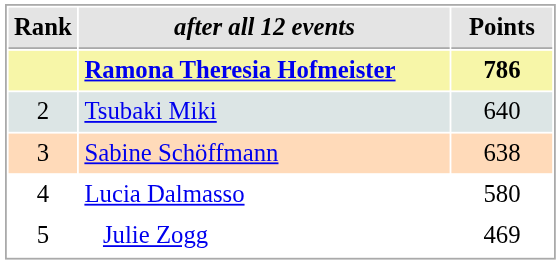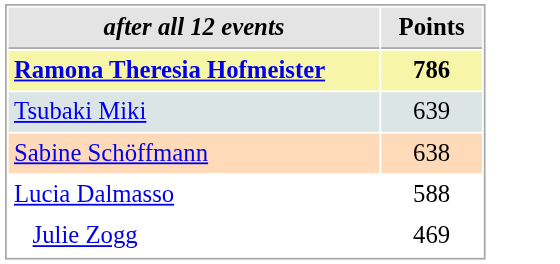- column: (43, 26)
(502, 111) 640 -> (432, 111) 639
(502, 194) 580 -> (432, 194) 588
